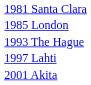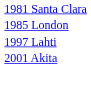- row: (44, 42)
